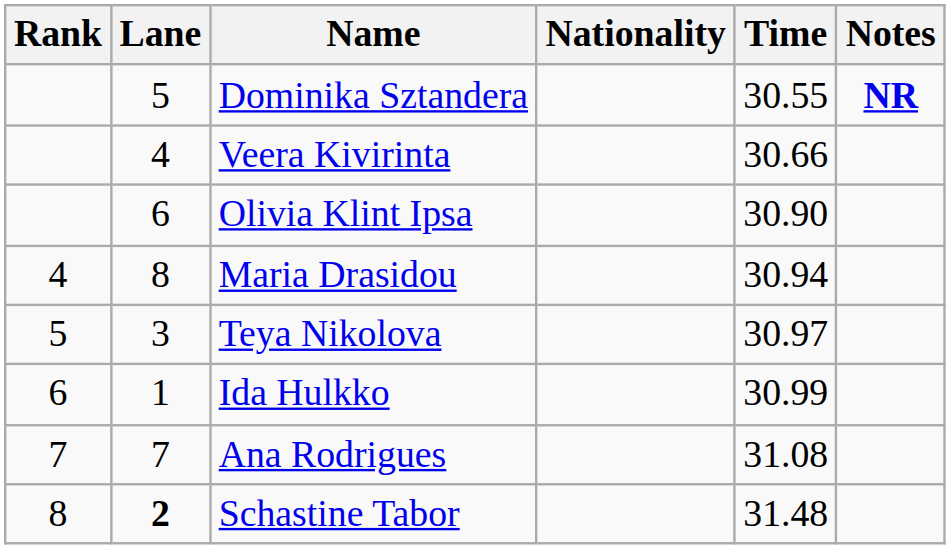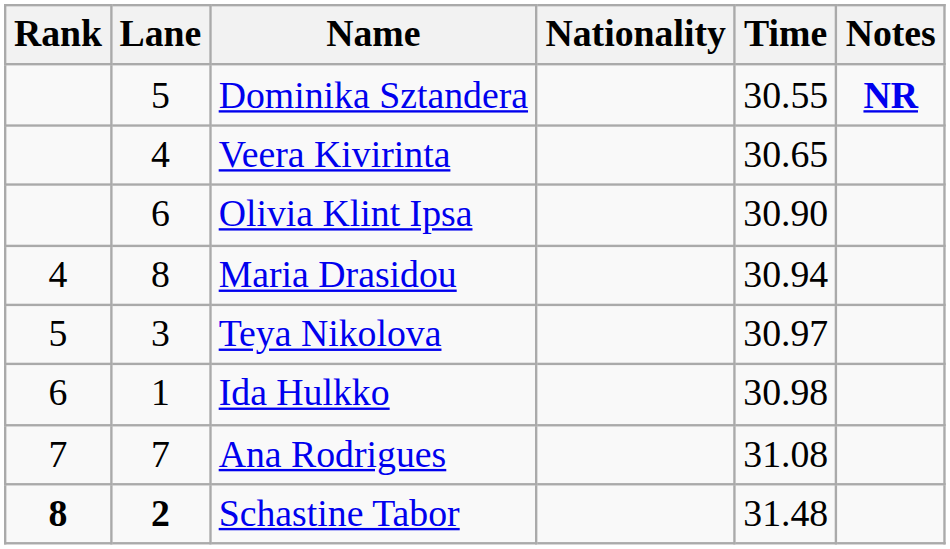(786, 154) 30.66 -> (786, 154) 30.65
(786, 393) 30.99 -> (786, 393) 30.98
(58, 513) normal -> (58, 513) bold
